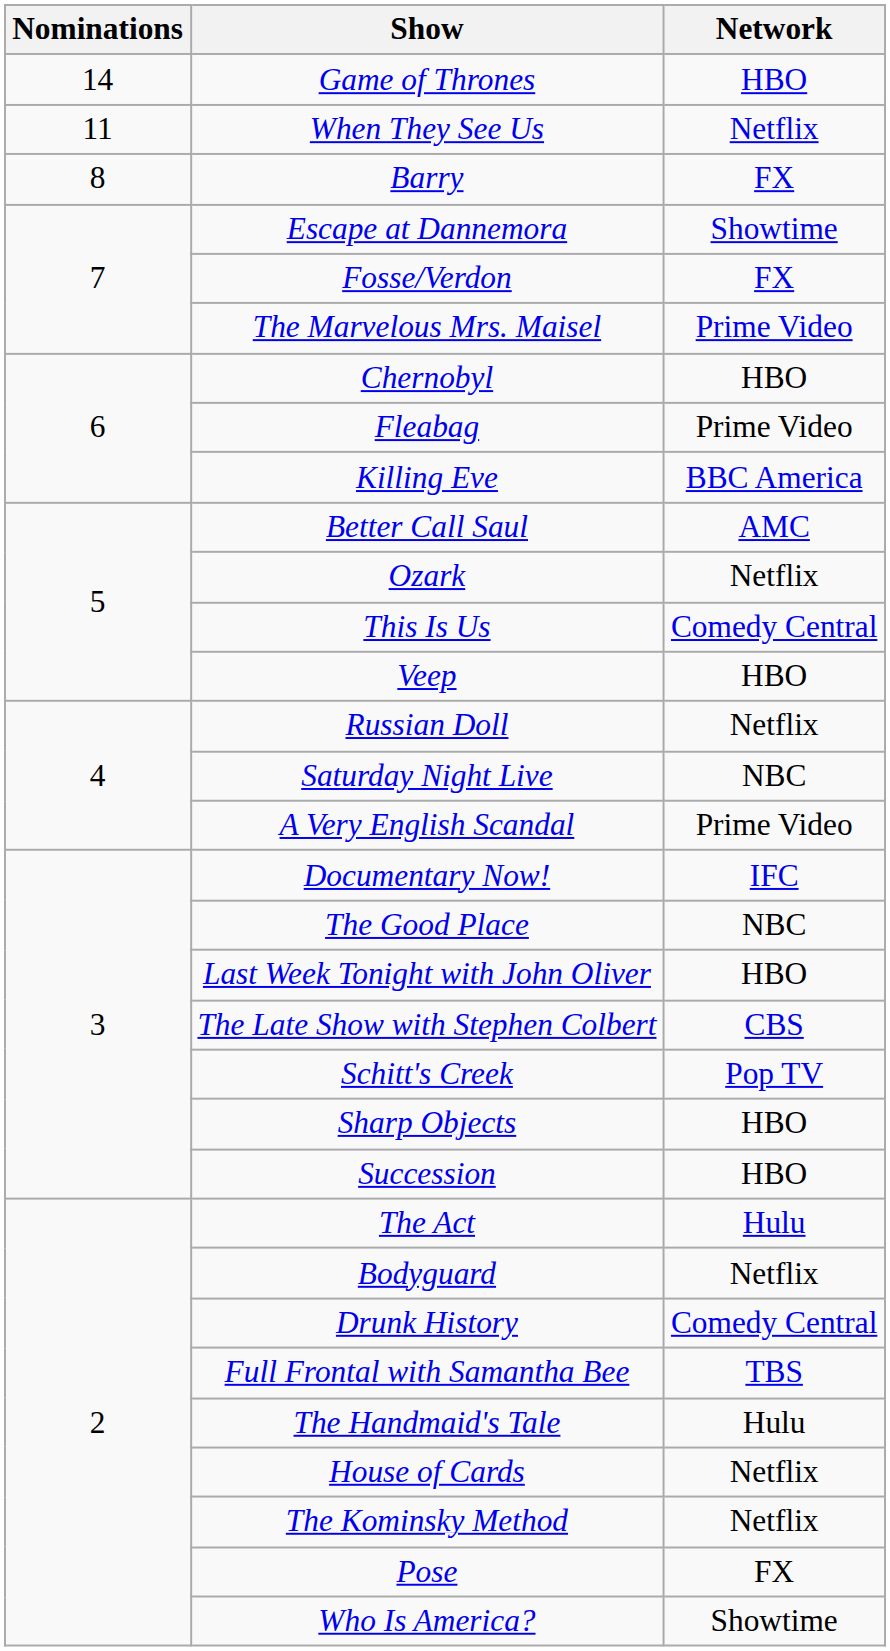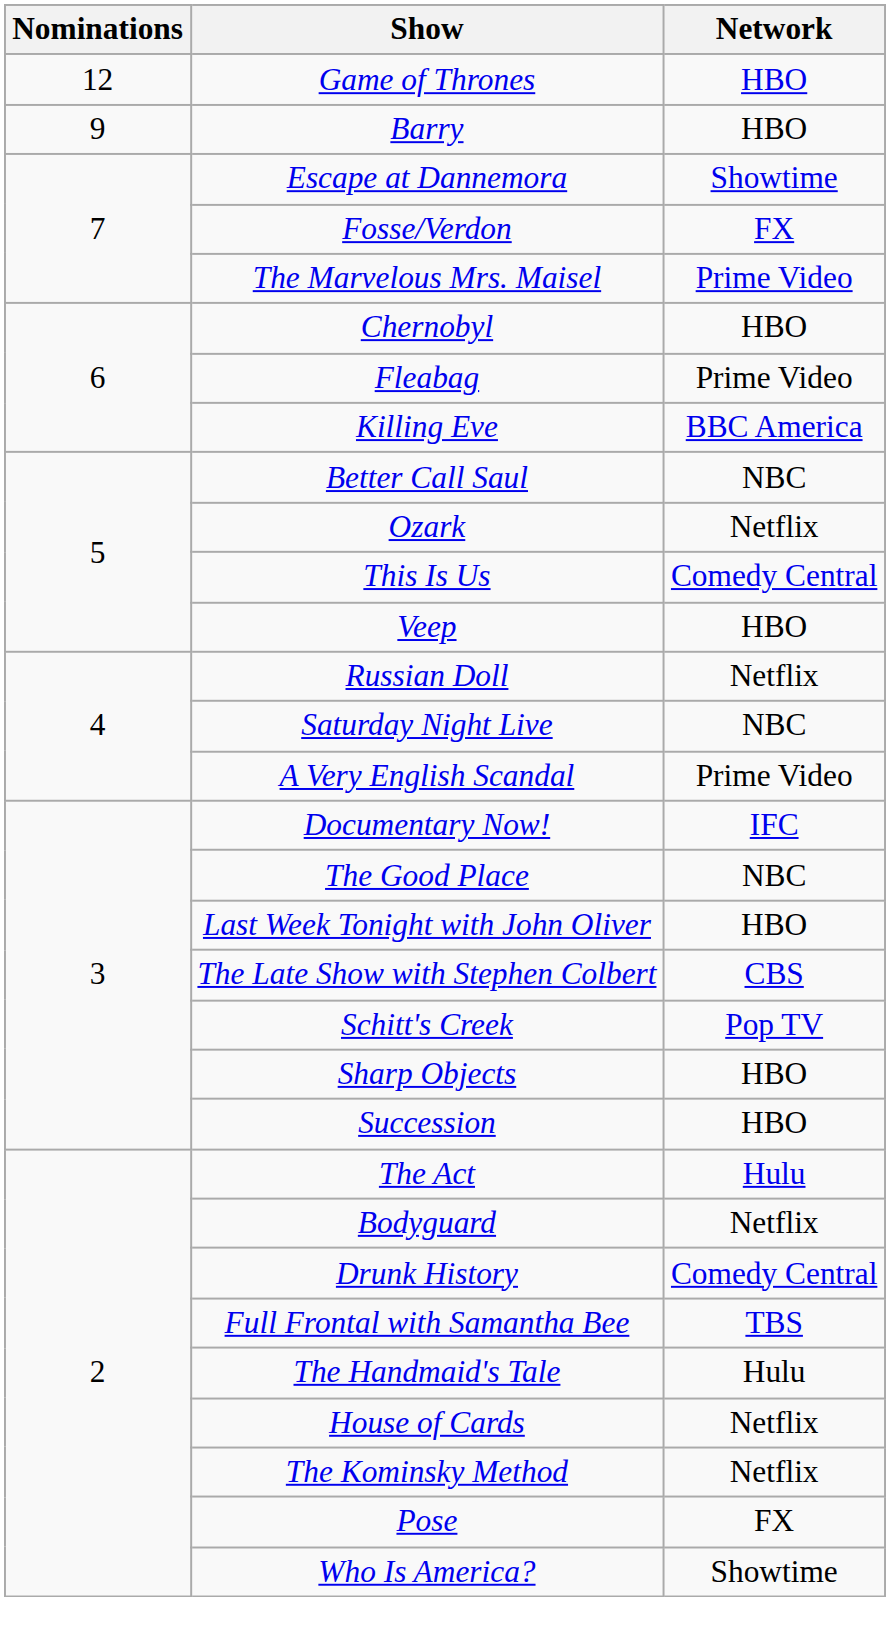(98, 79) 14 -> (98, 79) 12
- row: (427, 128)
(98, 178) 8 -> (98, 128) 9
(774, 178) FX -> (774, 128) HBO
(774, 526) AMC -> (774, 476) NBC
